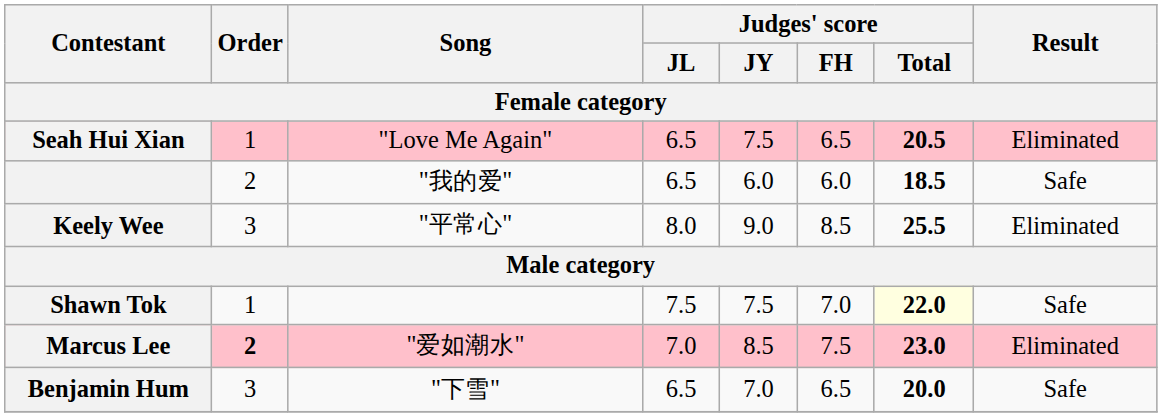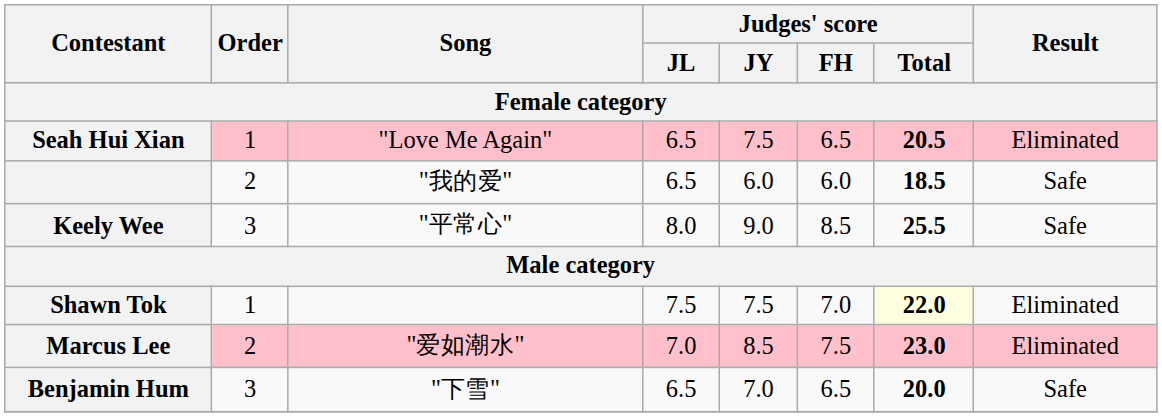(1065, 224) Eliminated -> (1065, 224) Safe
(1065, 304) Safe -> (1065, 304) Eliminated
(250, 345) bold -> (250, 345) normal
